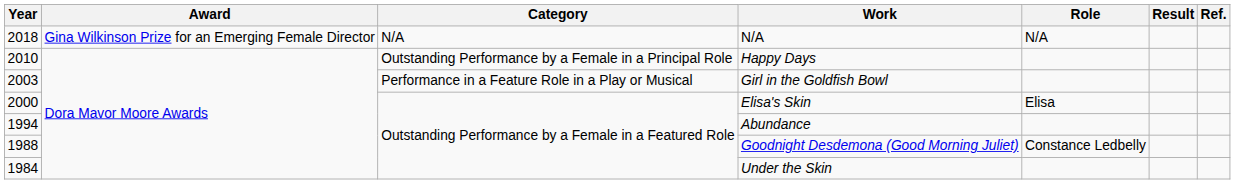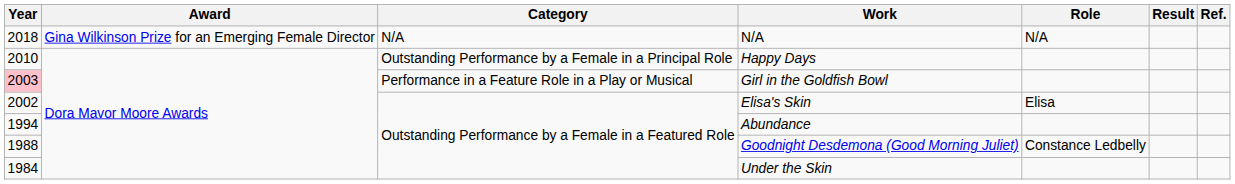(23, 80) no background -> (23, 80) pink background
(23, 102) 2000 -> (23, 102) 2002
